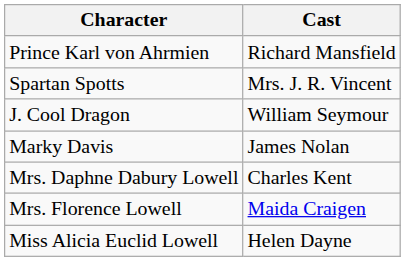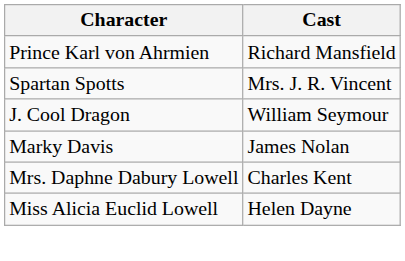- row: (95, 209)
